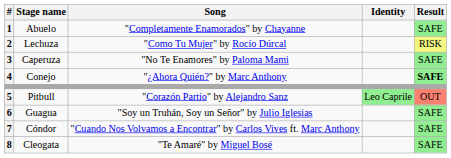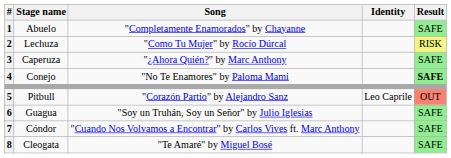(215, 60) "No Te Enamores" by Paloma Mami -> (215, 60) "¿Ahora Quién?" by Marc Anthony
(215, 76) "¿Ahora Quién?" by Marc Anthony -> (215, 76) "No Te Enamores" by Paloma Mami
(388, 97) lightgreen background -> (388, 97) no background
